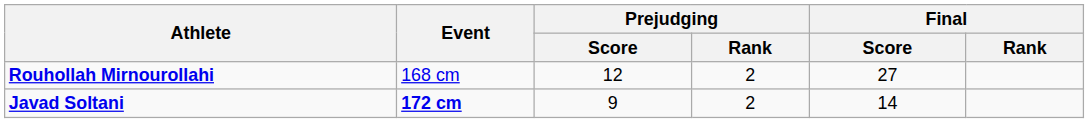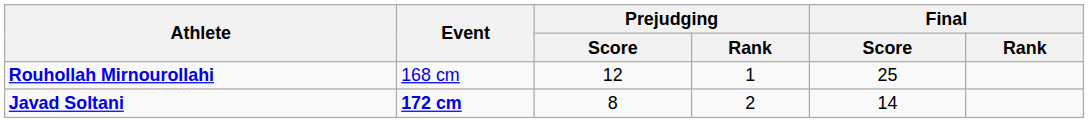(750, 76) 2 -> (750, 76) 1
(887, 76) 27 -> (887, 76) 25
(613, 104) 9 -> (613, 104) 8
